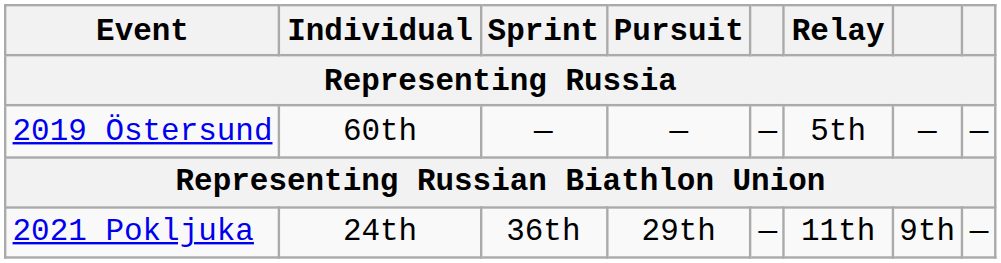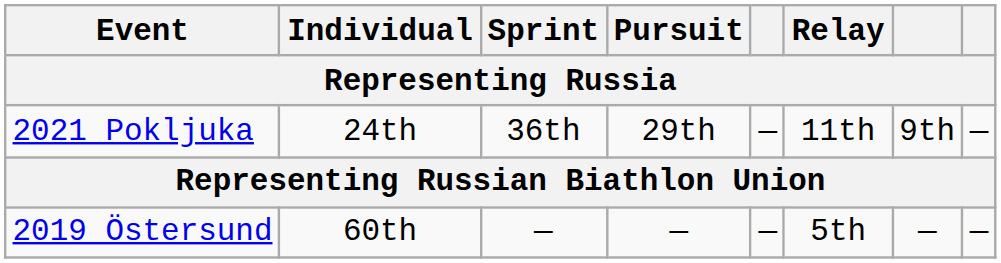rows swapped: (143, 131) <-> (133, 232)
